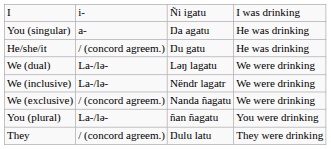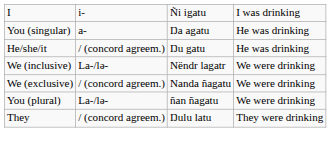- row: (29, 65)
(277, 118) You were drinking -> (276, 100) We were drinking
